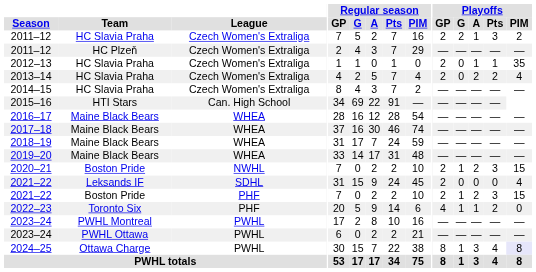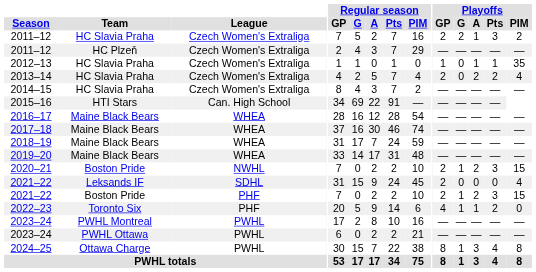(443, 63) 2 -> (443, 63) 1
(519, 248) lavender background -> (519, 248) no background
